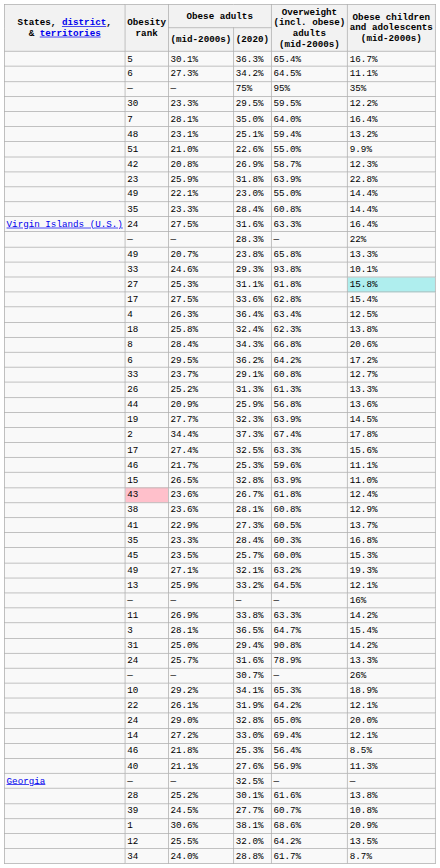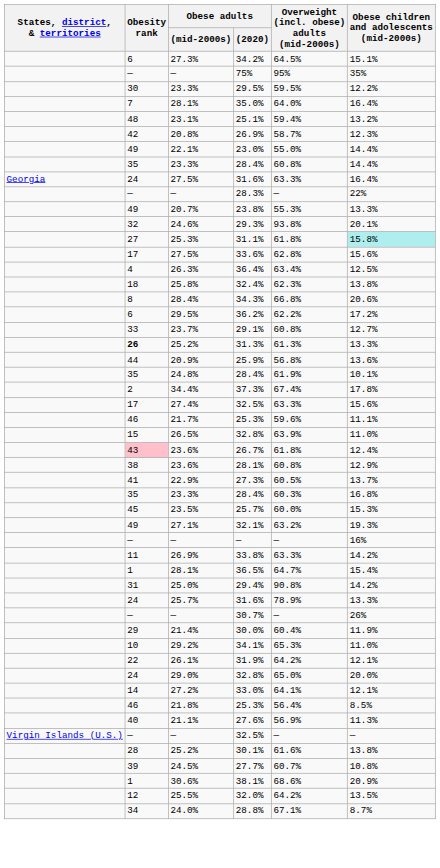- row: (184, 59)
(364, 74) 11.1% -> (364, 59) 15.1%
- row: (184, 149)
- row: (184, 179)
(65, 224) Virgin Islands (U.S.) -> (26, 179) Georgia
(287, 254) 65.8% -> (287, 209) 55.3%
(133, 269) 33 -> (133, 224) 32
(364, 269) 10.1% -> (364, 224) 20.1%
(364, 300) 15.4% -> (364, 254) 15.6%
(287, 360) 64.2% -> (287, 315) 62.2%
(133, 390) normal -> (133, 345) bold
- row: (184, 420)
+ row: (184, 375)
- row: (184, 585)
(130, 631) 3 -> (130, 570) 1
+ row: (184, 631)
(364, 691) 18.9% -> (364, 646) 11.0%
(287, 736) 69.4% -> (287, 691) 64.1%
(26, 781) Georgia -> (65, 736) Virgin Islands (U.S.)
(287, 856) 61.7% -> (287, 811) 67.1%
